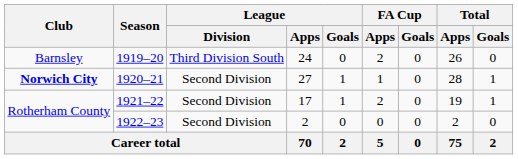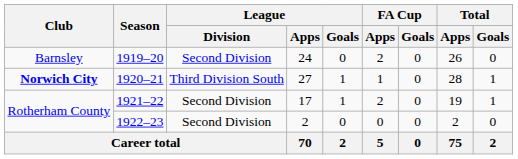(227, 57) Third Division South -> (227, 57) Second Division
(227, 79) Second Division -> (227, 79) Third Division South
